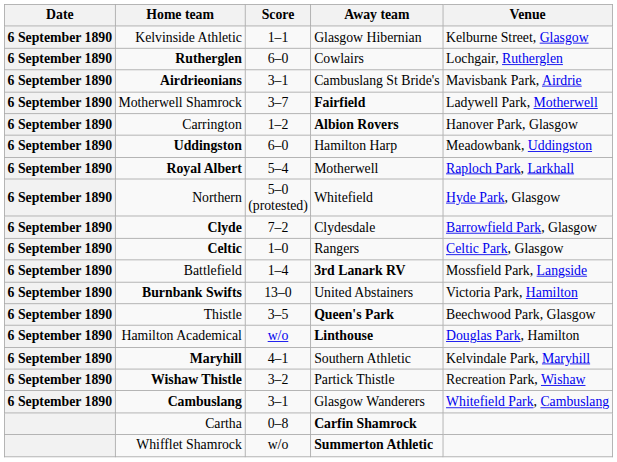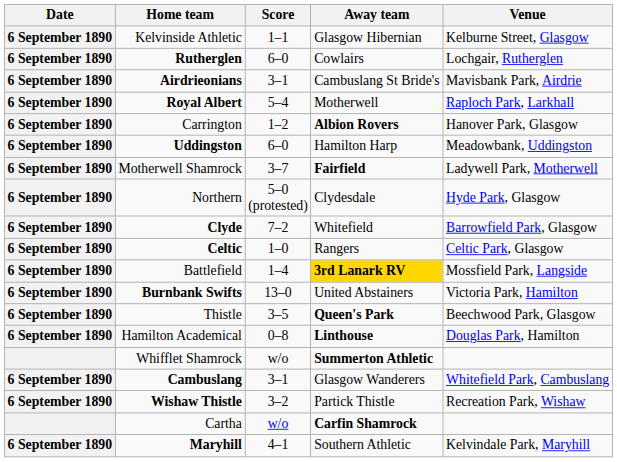rows swapped: (204, 168) <-> (180, 102)
(344, 197) Whitefield -> (345, 197) Clydesdale
(345, 227) Clydesdale -> (344, 227) Whitefield
(360, 270) no background -> (360, 270) gold background
(278, 336) w/o -> (278, 336) 0–8
rows swapped: (216, 358) <-> (189, 445)
rows swapped: (205, 401) <-> (196, 380)
(278, 423) 0–8 -> (278, 423) w/o
